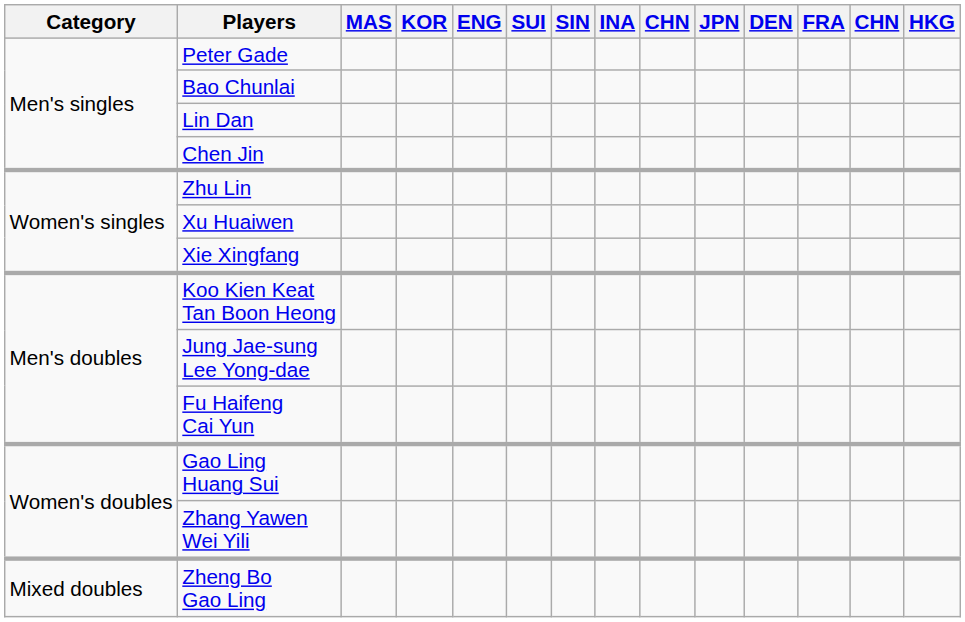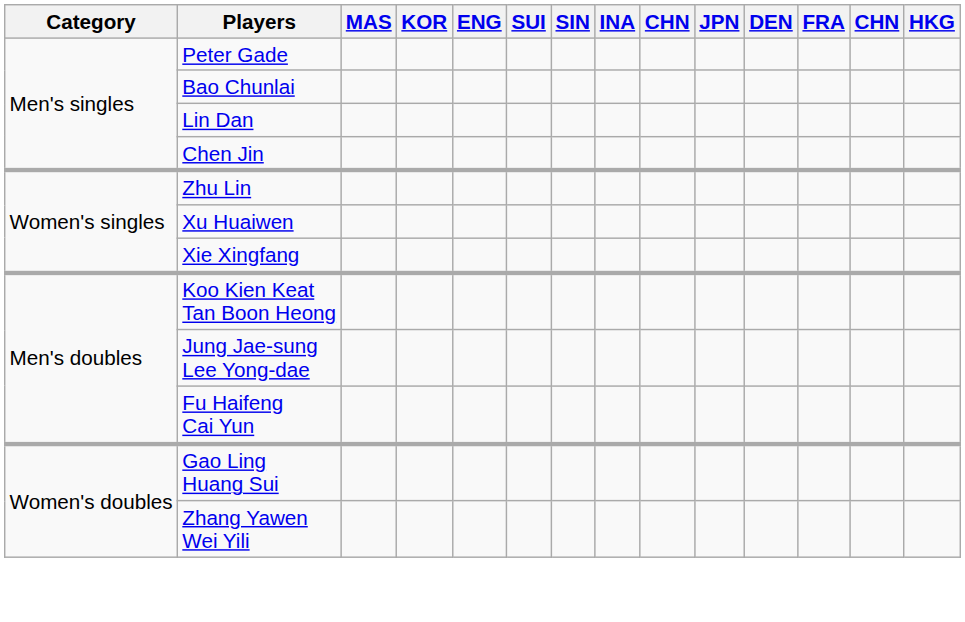- row: (227, 588)
